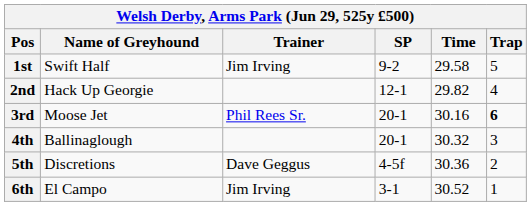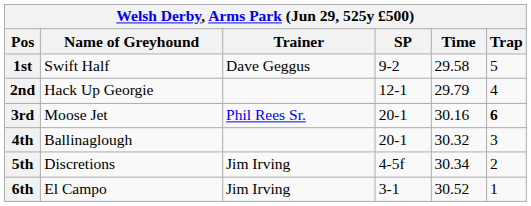(258, 66) Jim Irving -> (268, 66) Dave Geggus
(452, 90) 29.82 -> (452, 90) 29.79
(268, 164) Dave Geggus -> (258, 164) Jim Irving
(452, 164) 30.36 -> (452, 164) 30.34
